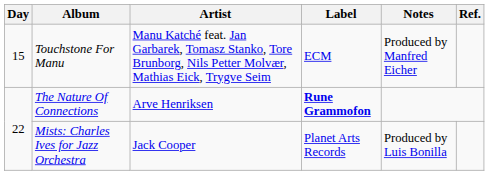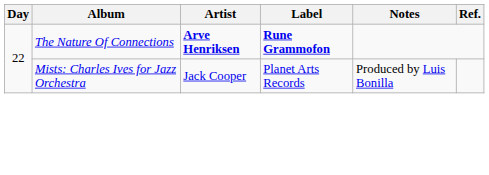- row: (75, 55)
(173, 104) normal -> (211, 41) bold
